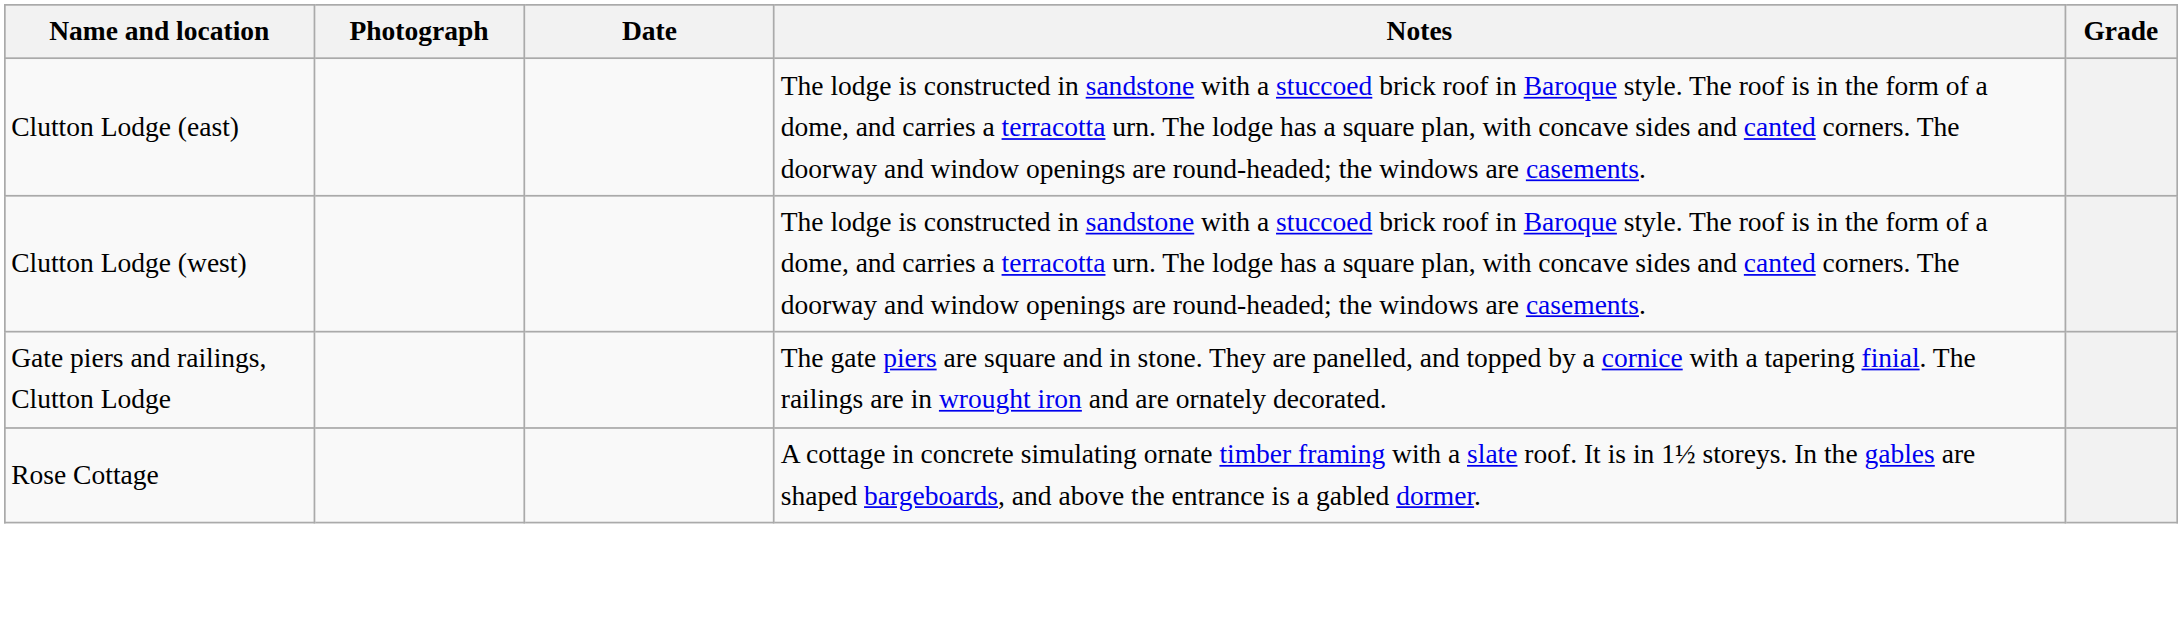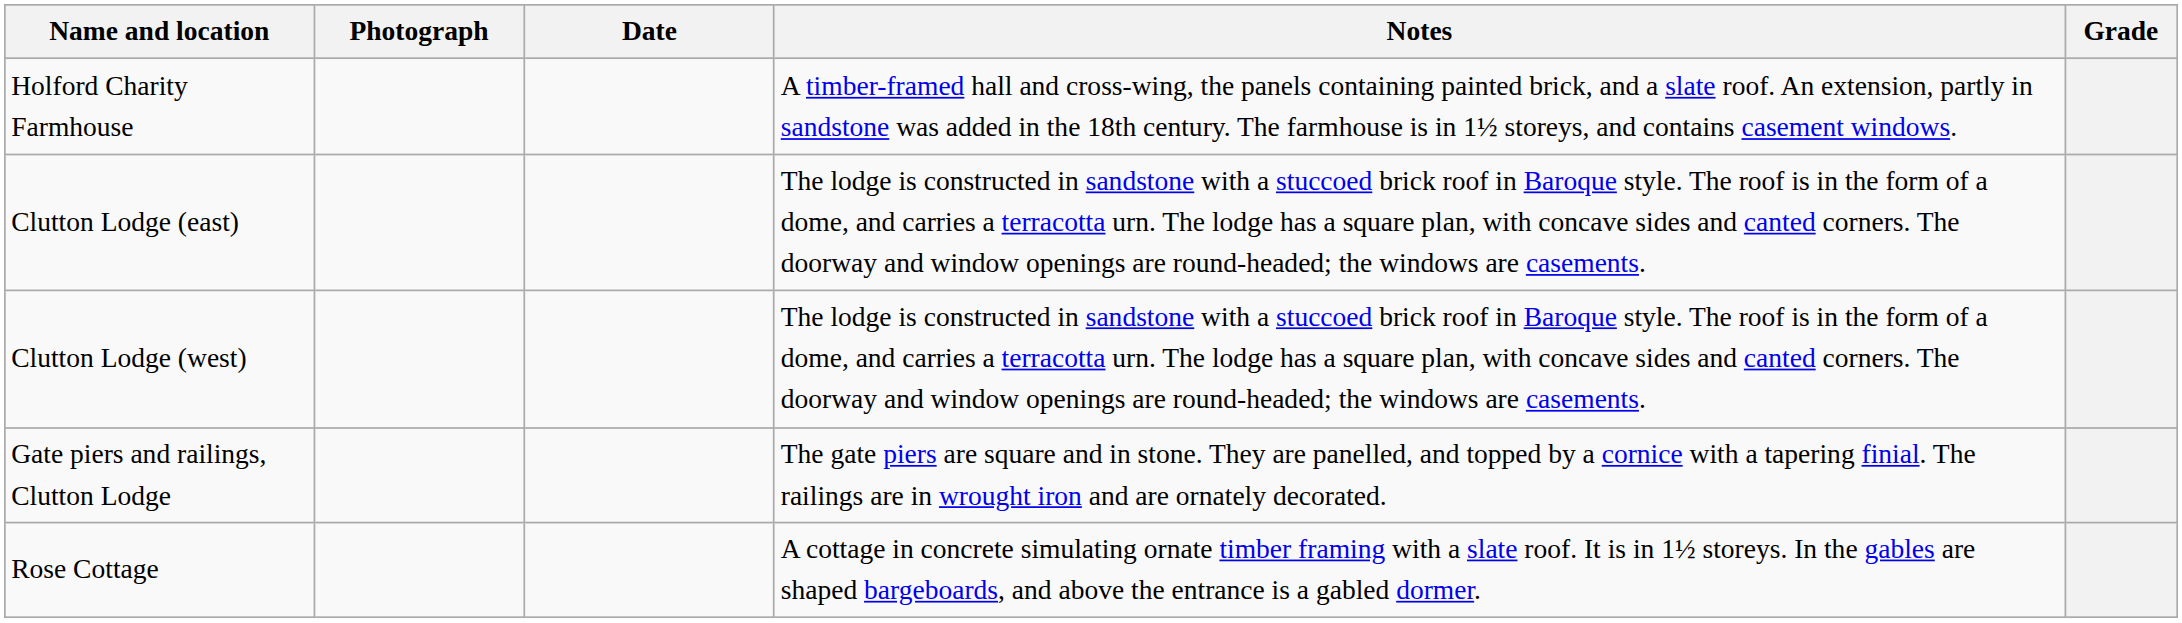+ row: (99, 106)
